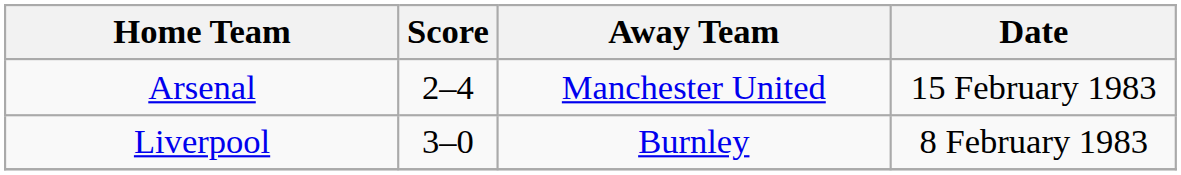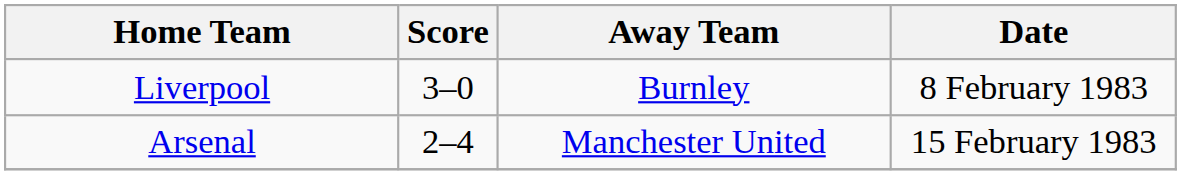rows swapped: (202, 86) <-> (202, 141)
